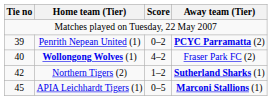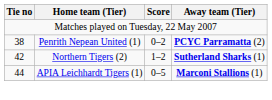(19, 42) 39 -> (19, 42) 38
- row: (90, 57)
(19, 88) 45 -> (19, 73) 44
